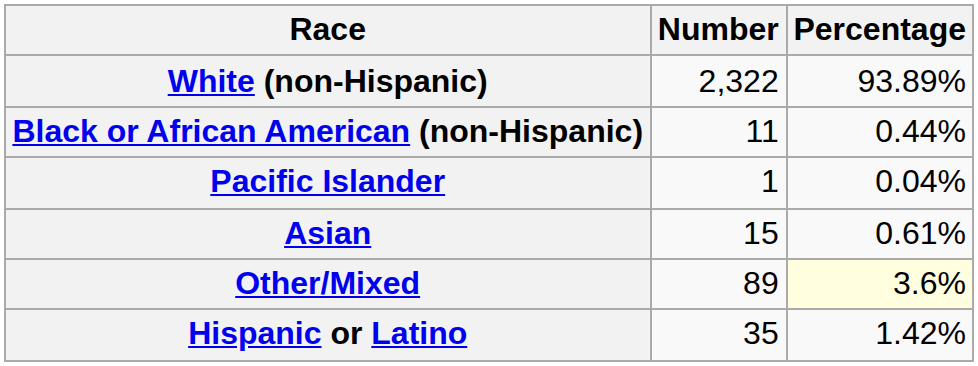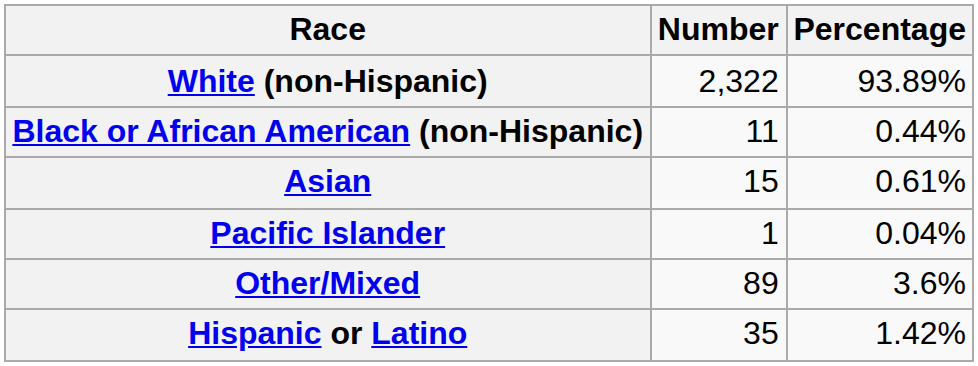rows swapped: (328, 232) <-> (328, 182)
(930, 283) lightyellow background -> (930, 283) no background
